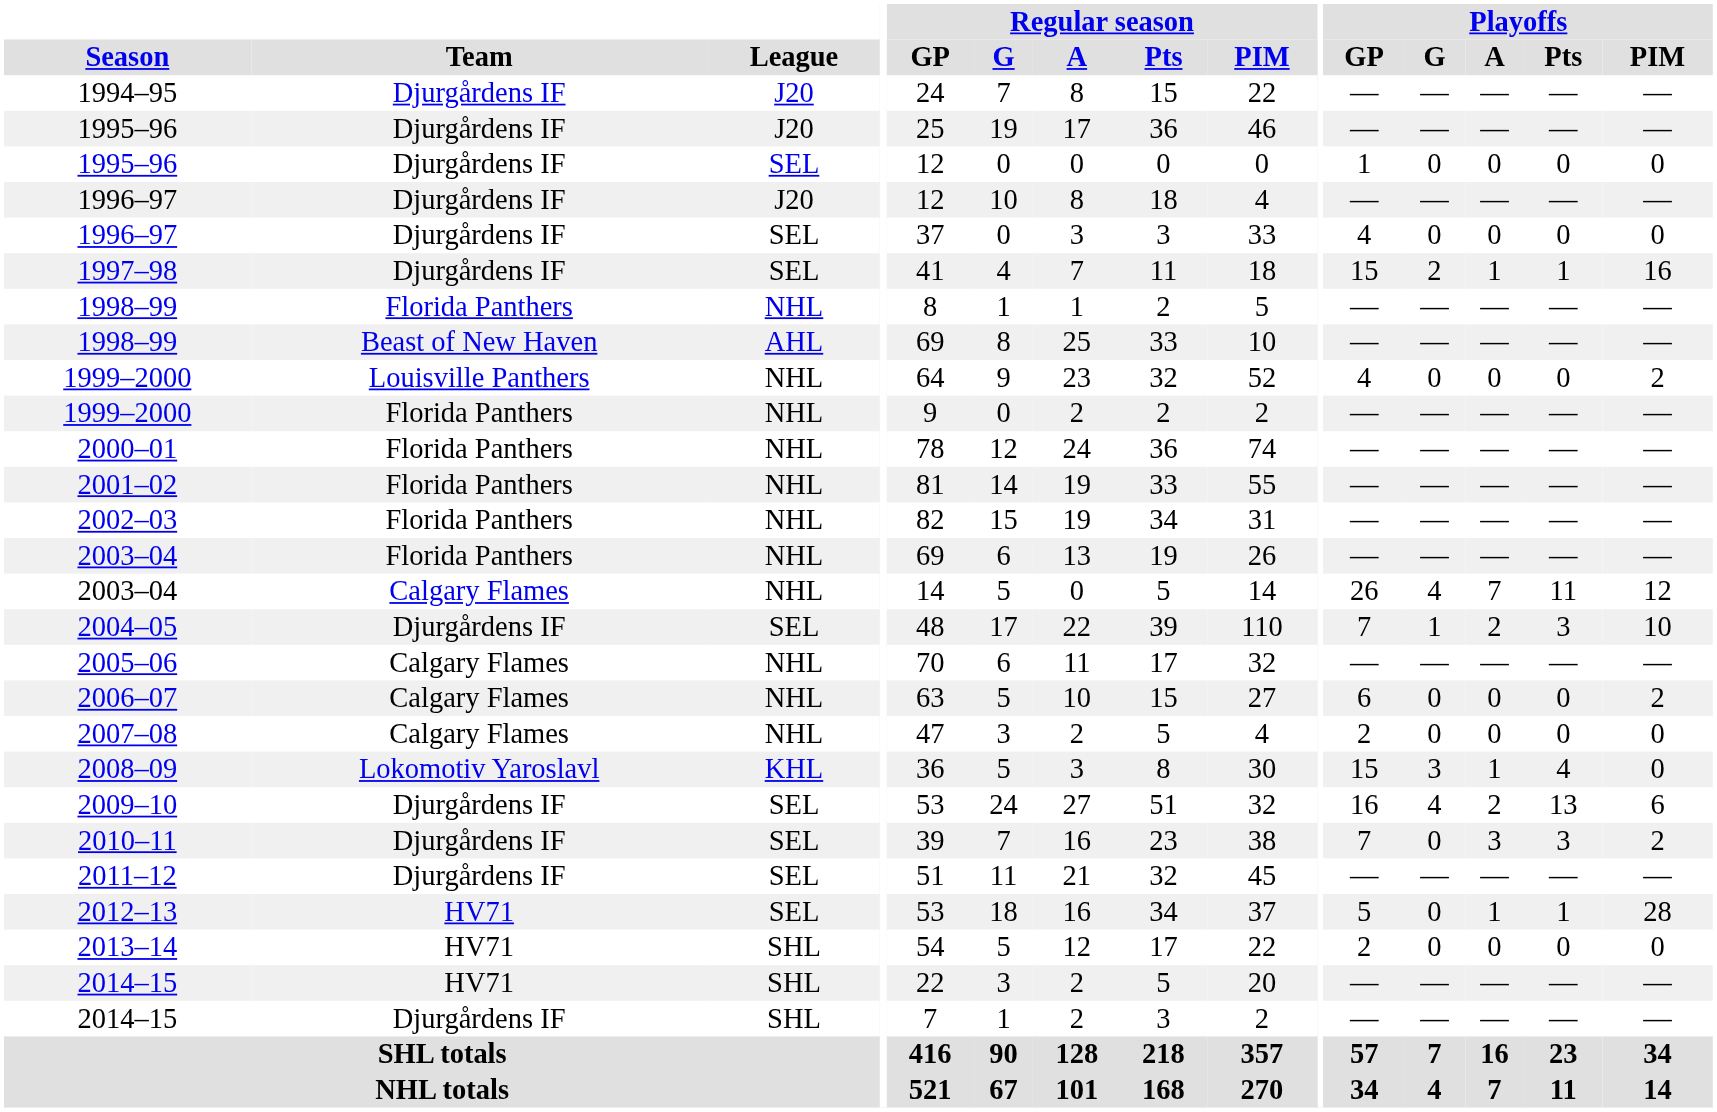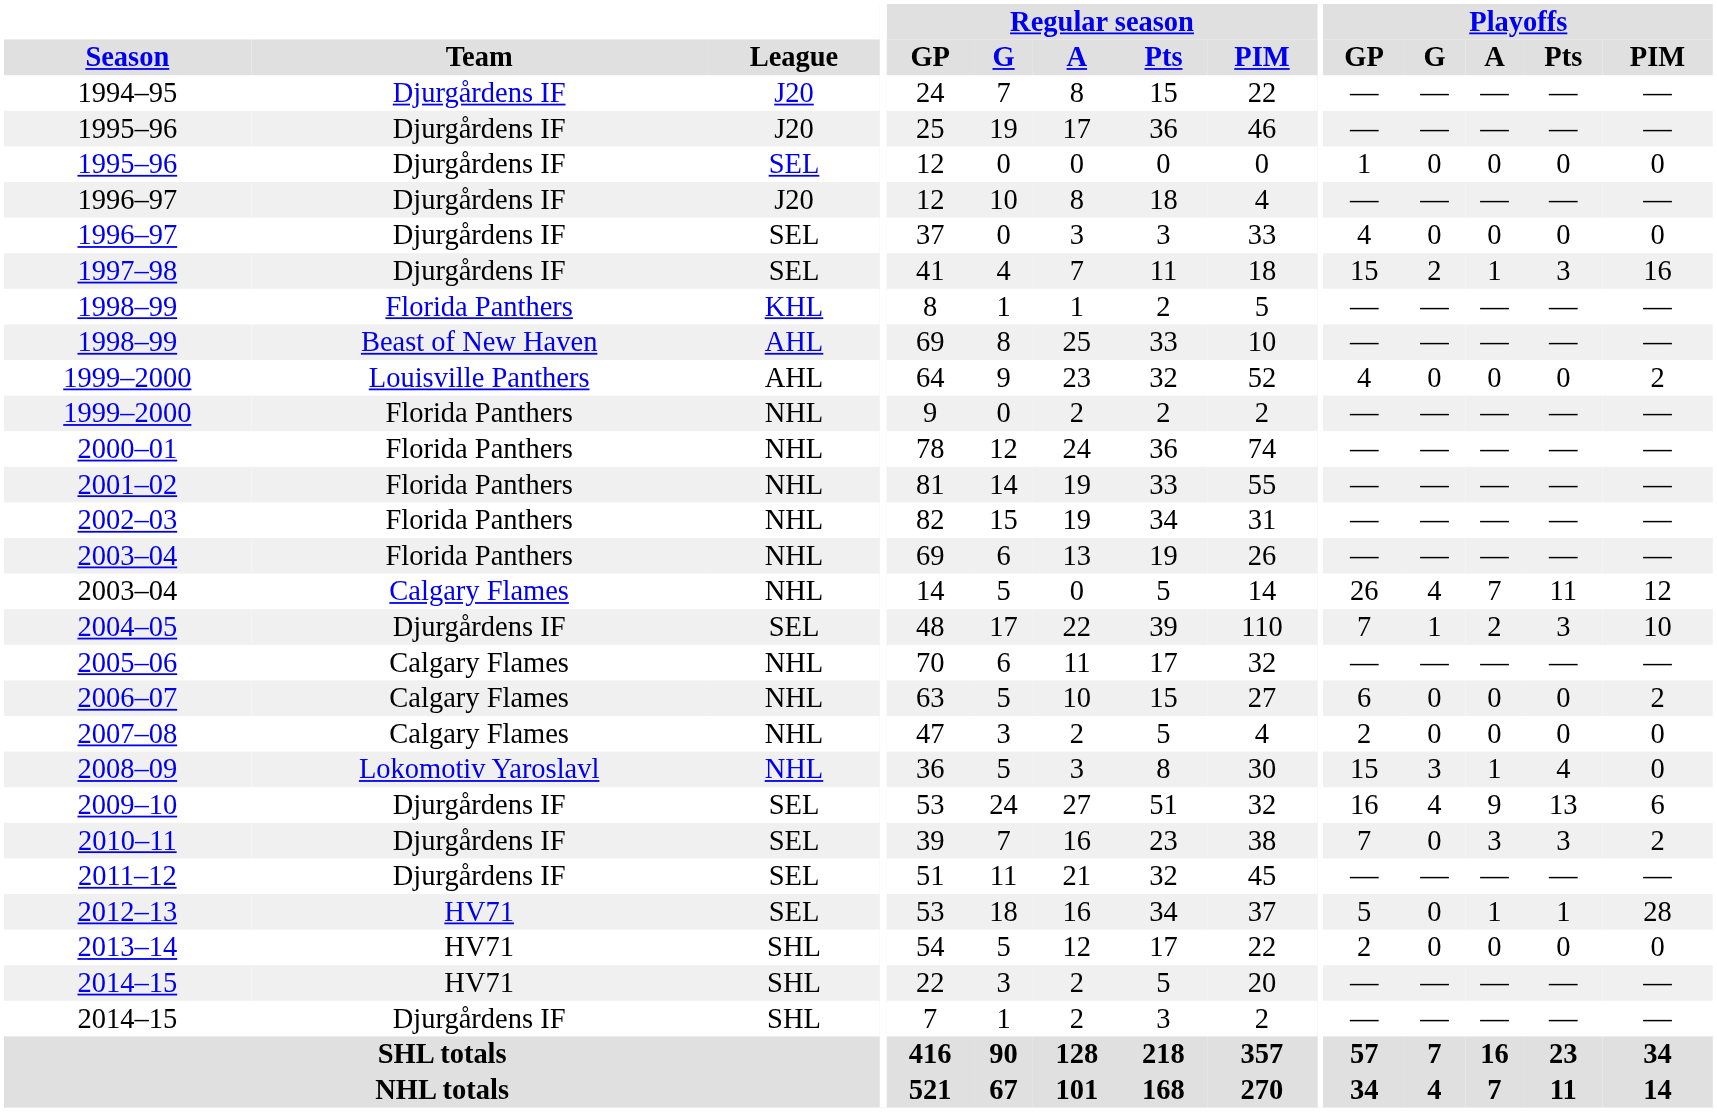(1563, 270) 1 -> (1563, 270) 3
(794, 306) NHL -> (794, 306) KHL
(794, 377) NHL -> (794, 377) AHL
(794, 769) KHL -> (794, 769) NHL
(1494, 804) 2 -> (1494, 804) 9
